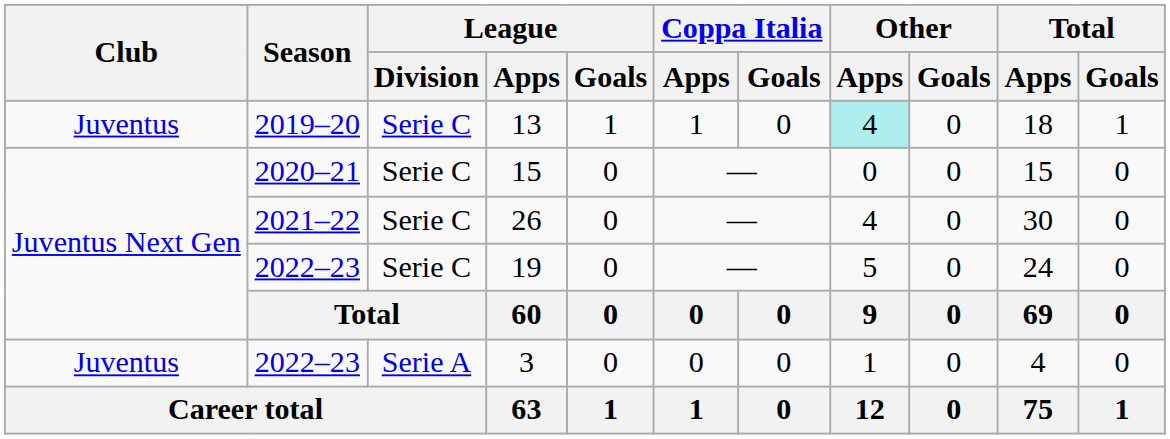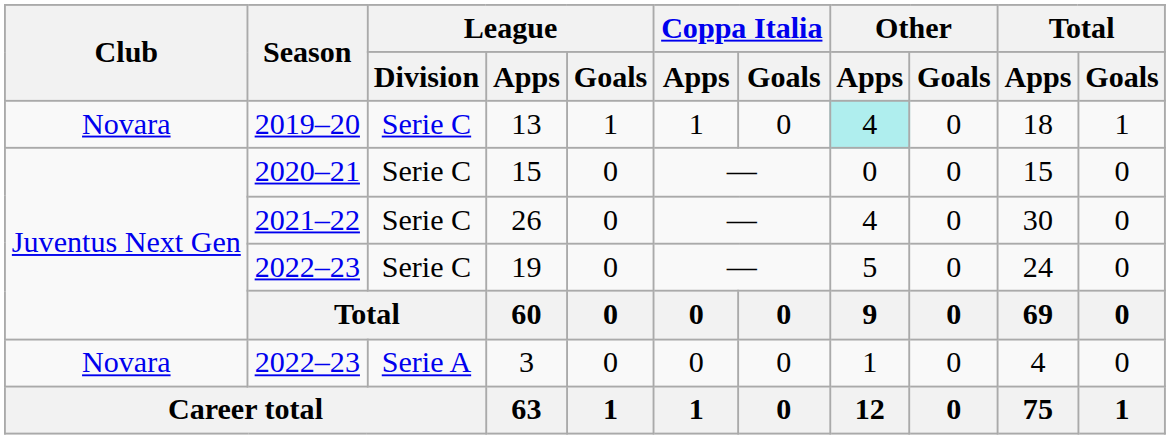(126, 123) Juventus -> (126, 123) Novara
(126, 362) Juventus -> (126, 362) Novara
